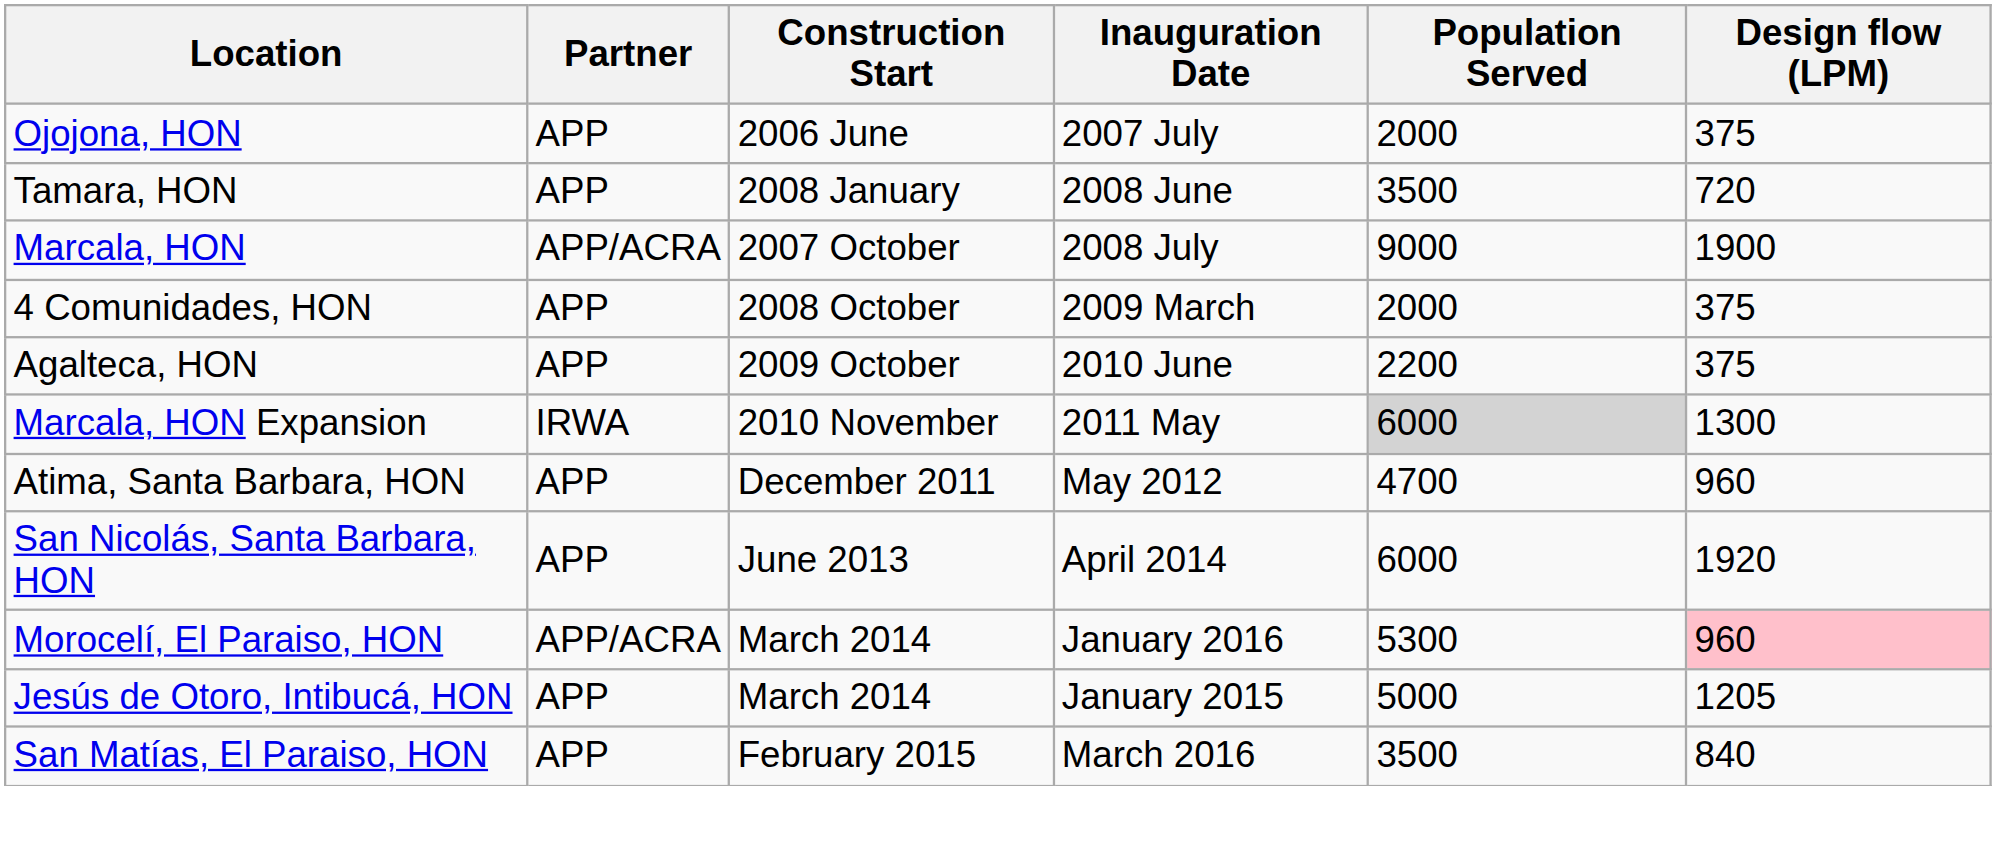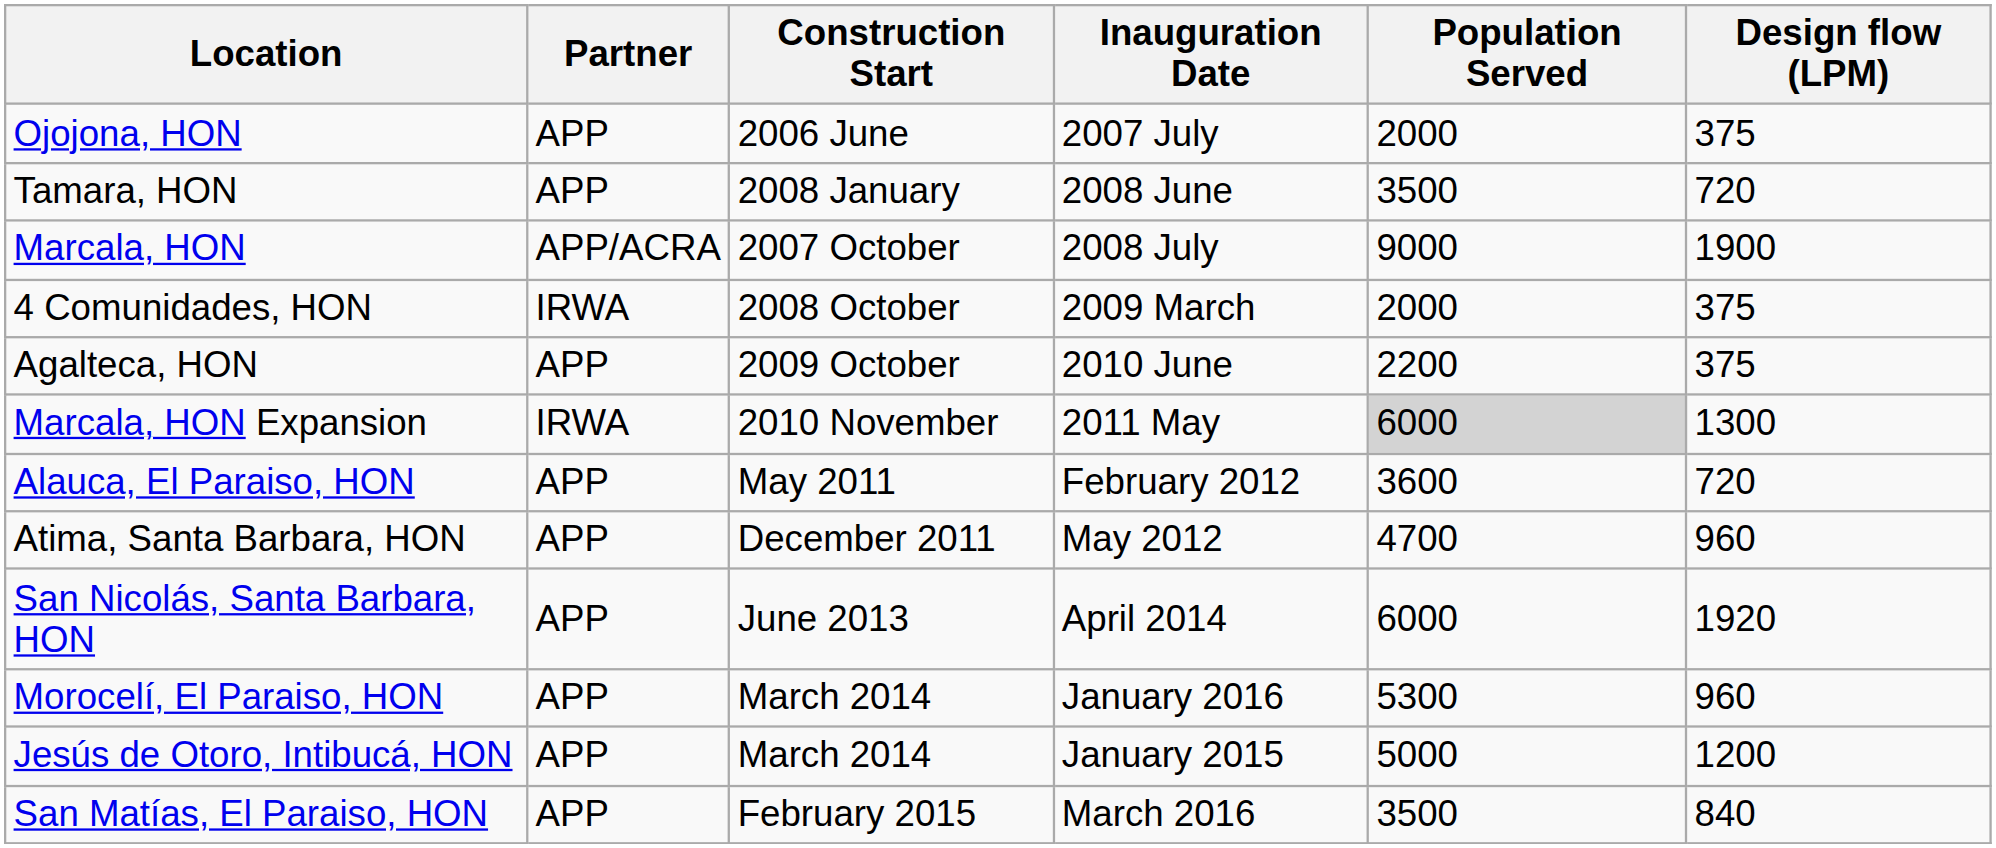(572, 307) APP -> (582, 307) IRWA
+ row: (214, 481)
(628, 638) APP/ACRA -> (572, 697) APP
(1725, 638) pink background -> (1725, 697) no background
(1735, 697) 1205 -> (1735, 755) 1200
